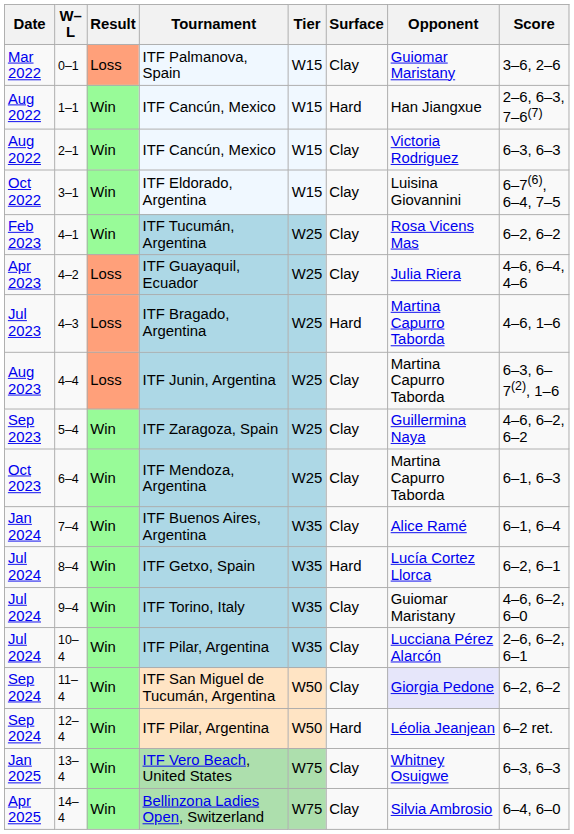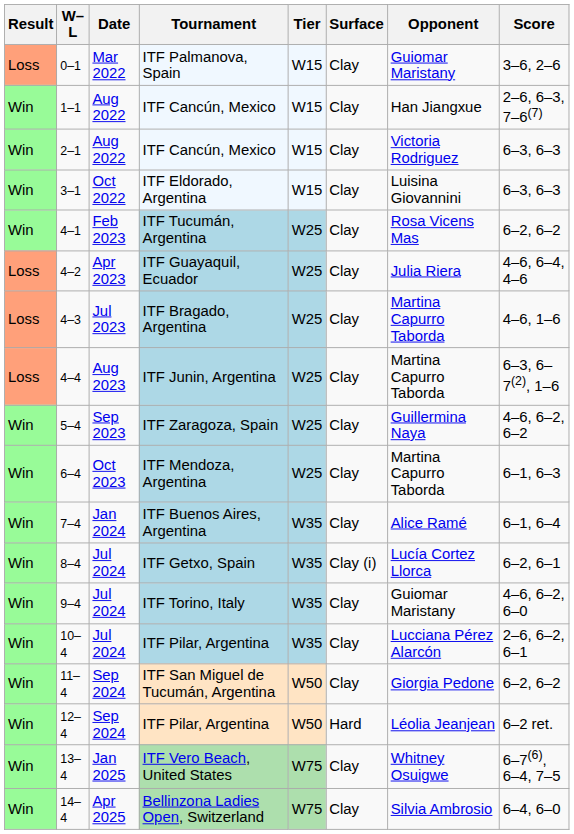columns swapped: (113, 24) <-> (30, 24)
(345, 107) Hard -> (344, 107) Clay
(532, 192) 6–7(6), 6–4, 7–5 -> (532, 190) 6–3, 6–3
(345, 323) Hard -> (344, 319) Clay
(345, 567) Hard -> (353, 562) Clay (i)
(442, 688) lavender background -> (442, 683) no background
(532, 768) 6–3, 6–3 -> (532, 766) 6–7(6), 6–4, 7–5
